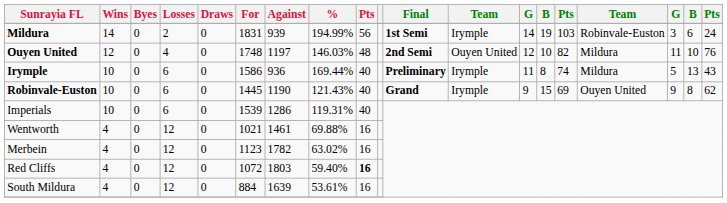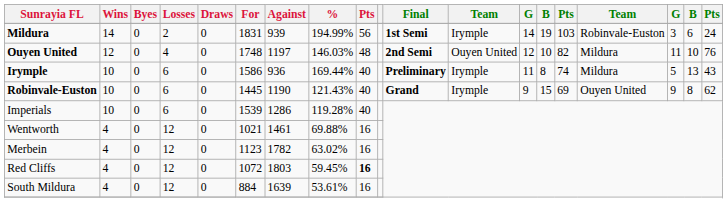(332, 110) 119.31% -> (332, 110) 119.28%
(329, 168) 59.40% -> (329, 168) 59.45%
